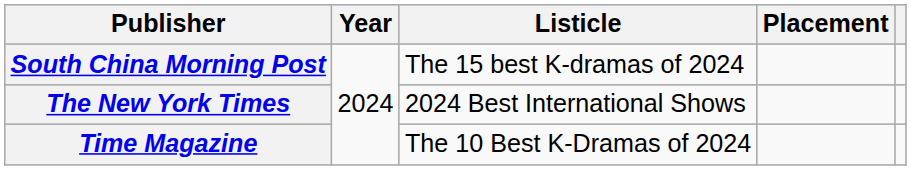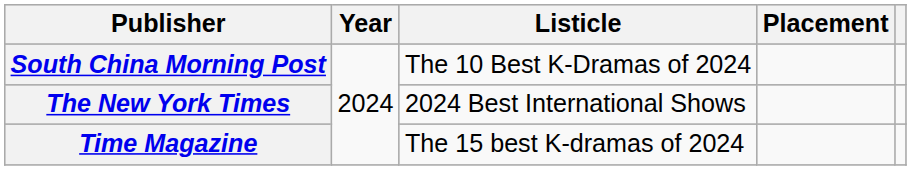(575, 64) The 15 best K-dramas of 2024 -> (578, 64) The 10 Best K-Dramas of 2024
(578, 143) The 10 Best K-Dramas of 2024 -> (575, 143) The 15 best K-dramas of 2024
